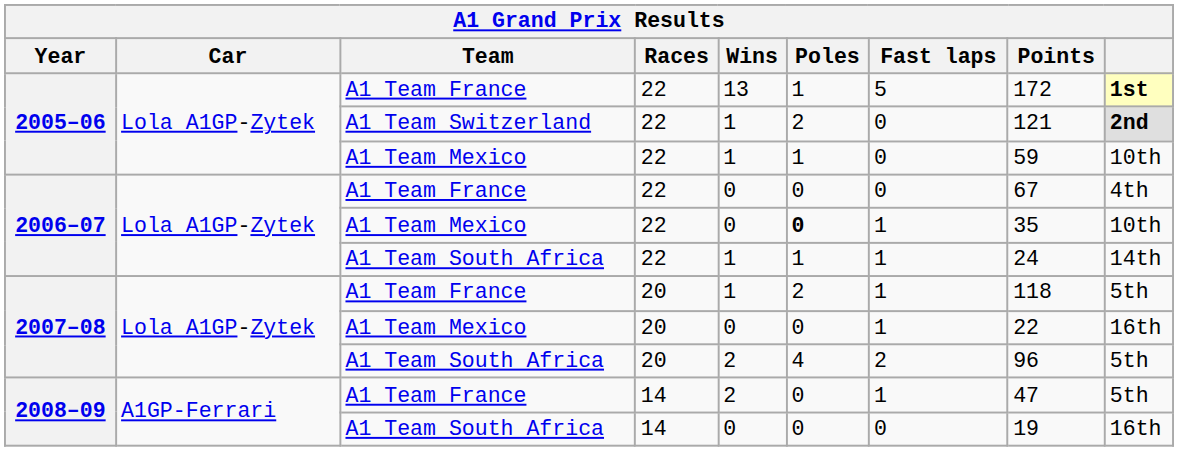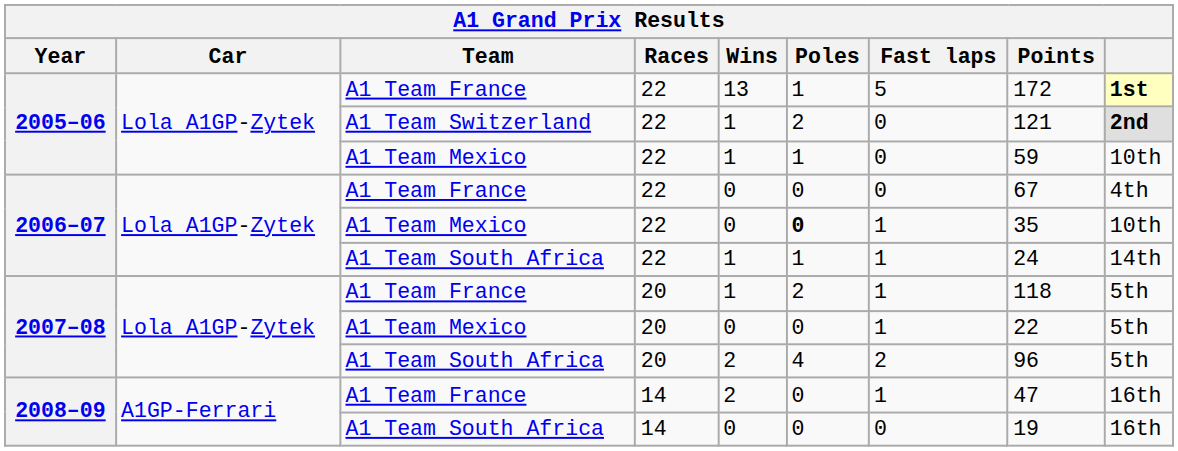(1136, 327) 16th -> (1129, 327) 5th
(1129, 395) 5th -> (1136, 395) 16th
